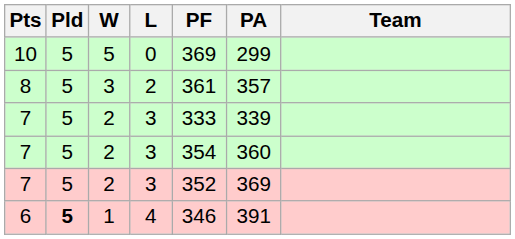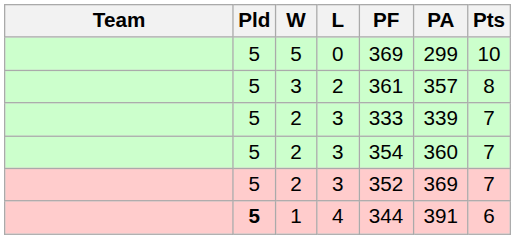columns swapped: (395, 20) <-> (26, 20)
(199, 217) 346 -> (386, 217) 344
